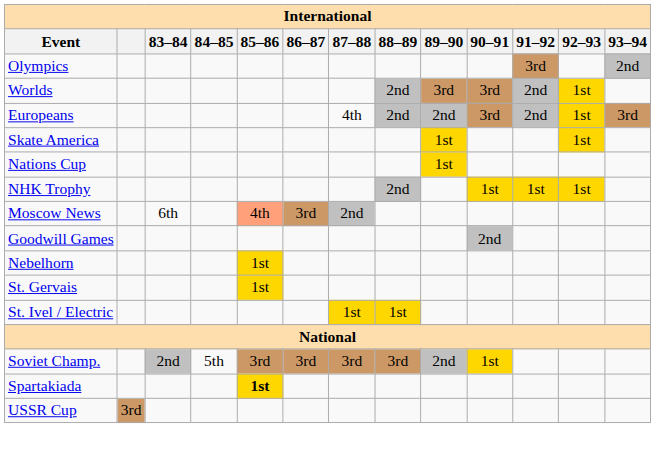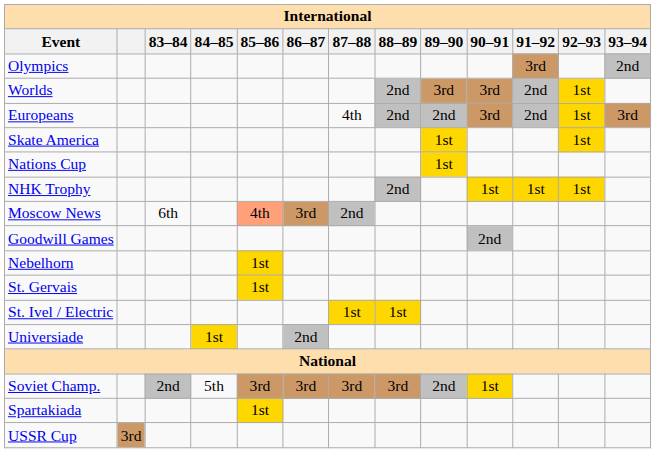+ row: (46, 336)
(260, 386) bold -> (260, 410) normal
